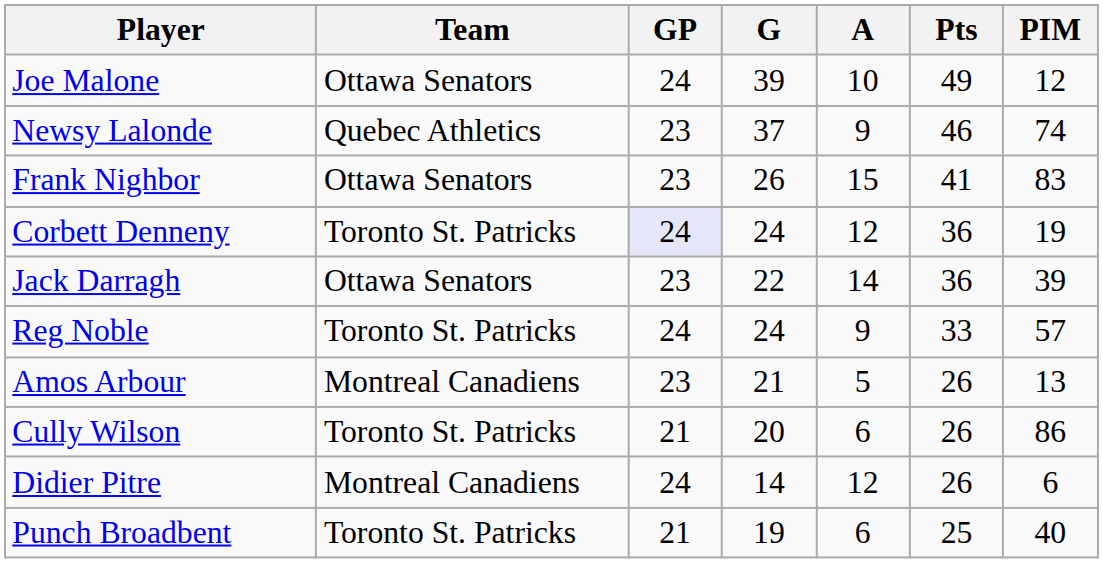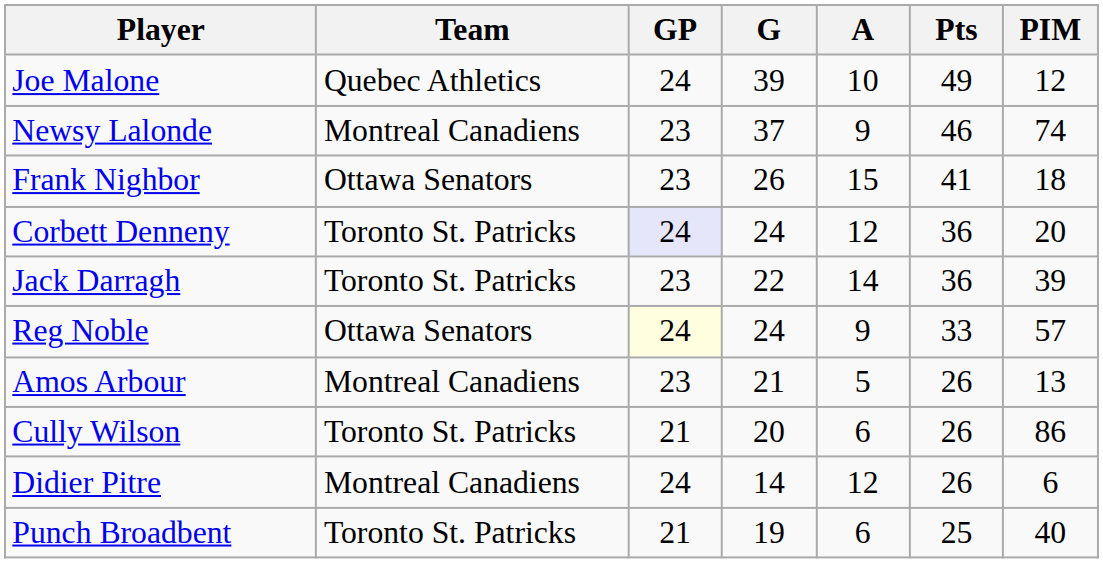(428, 79) Ottawa Senators -> (433, 79) Quebec Athletics
(433, 130) Quebec Athletics -> (452, 130) Montreal Canadiens
(1050, 180) 83 -> (1050, 180) 18
(1050, 230) 19 -> (1050, 230) 20
(428, 280) Ottawa Senators -> (450, 280) Toronto St. Patricks
(450, 331) Toronto St. Patricks -> (428, 331) Ottawa Senators
(675, 331) no background -> (675, 331) lightyellow background
